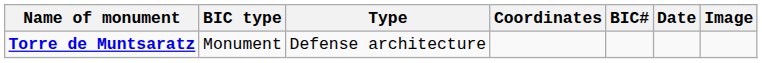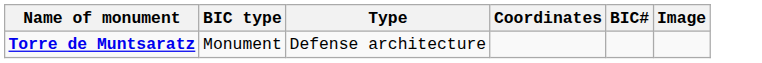- column: (677, 18)
